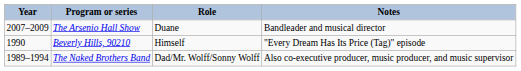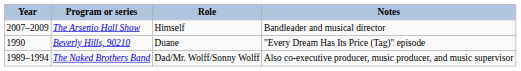(167, 28) Duane -> (170, 28) Himself
(170, 43) Himself -> (167, 43) Duane
